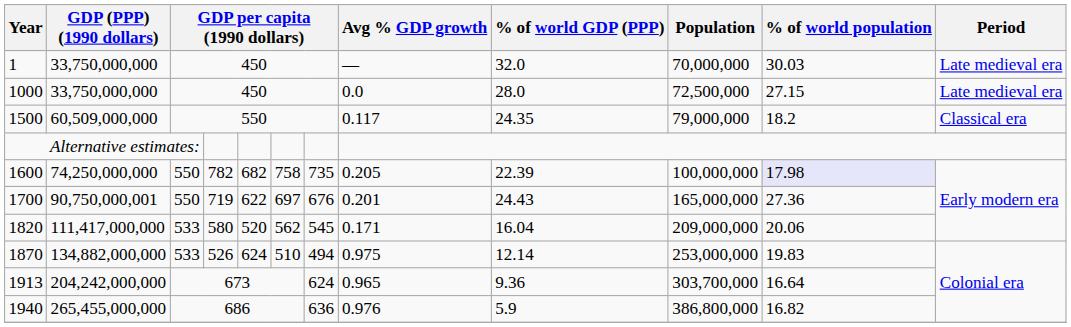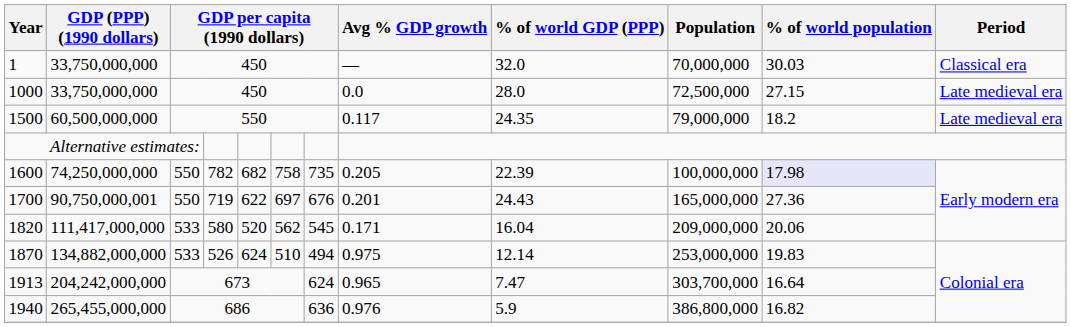(1001, 64) Late medieval era -> (983, 64) Classical era
(104, 118) 60,509,000,000 -> (104, 118) 60,500,000,000
(983, 118) Classical era -> (1001, 118) Late medieval era
(510, 281) 9.36 -> (510, 281) 7.47
